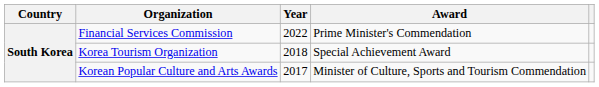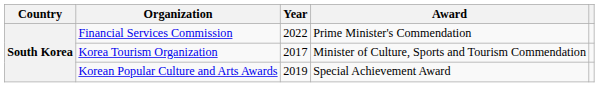(295, 52) 2018 -> (295, 52) 2017
(382, 52) Special Achievement Award -> (450, 52) Minister of Culture, Sports and Tourism Commendation
(295, 71) 2017 -> (295, 71) 2019
(450, 71) Minister of Culture, Sports and Tourism Commendation -> (382, 71) Special Achievement Award
